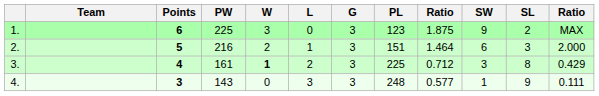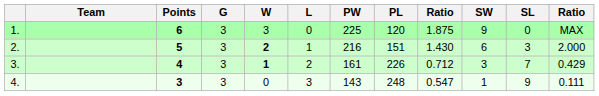columns swapped: (353, 13) <-> (224, 13)
(396, 30) 123 -> (396, 30) 120
(528, 30) 2 -> (528, 30) 0
(267, 47) normal -> (266, 47) bold
(440, 47) 1.464 -> (440, 47) 1.430
(396, 64) 225 -> (396, 64) 226
(528, 64) 8 -> (528, 64) 7
(440, 82) 0.577 -> (440, 82) 0.547
